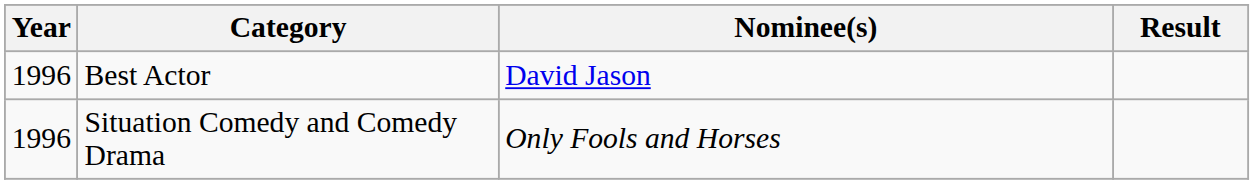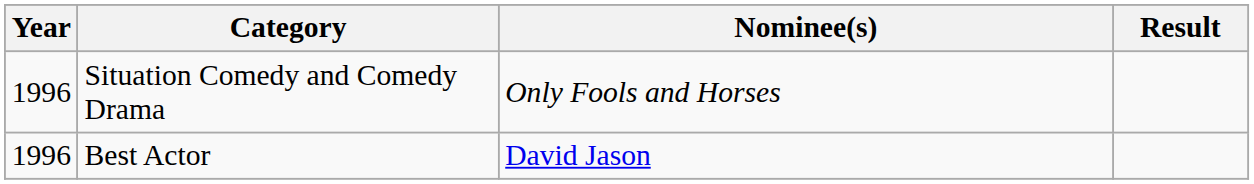rows swapped: (271, 138) <-> (147, 74)
